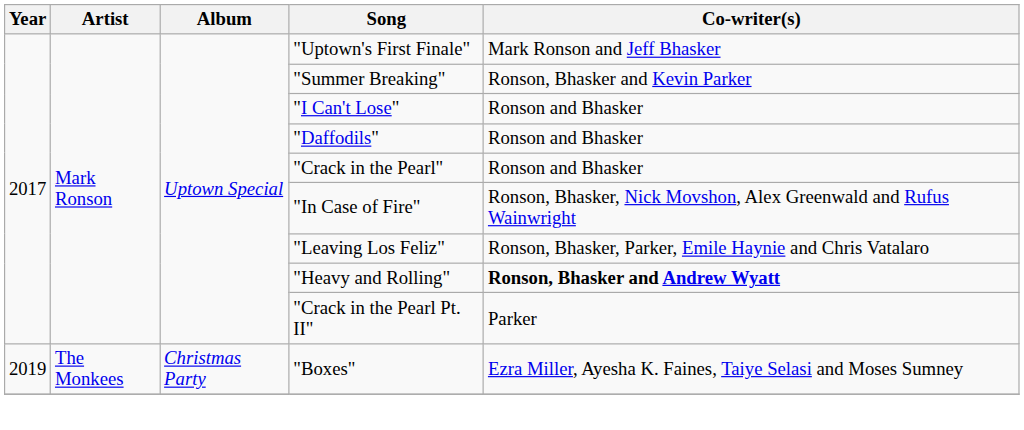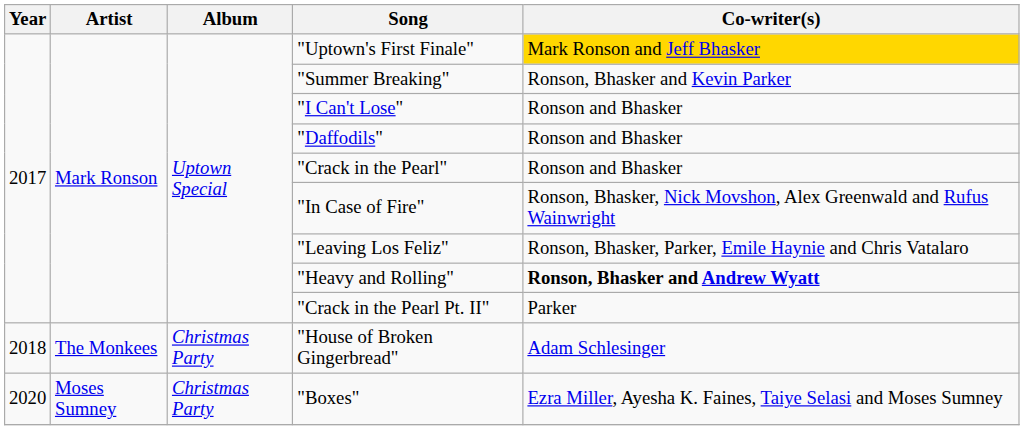(604, 49) no background -> (644, 49) gold background
+ row: (365, 347)
(28, 368) 2019 -> (28, 398) 2020
(89, 368) The Monkees -> (86, 398) Moses Sumney
